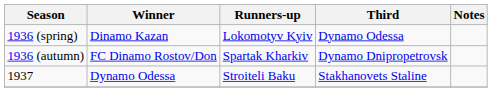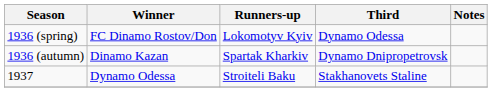(129, 35) Dinamo Kazan -> (153, 35) FC Dinamo Rostov/Don
(153, 55) FC Dinamo Rostov/Don -> (129, 55) Dinamo Kazan
